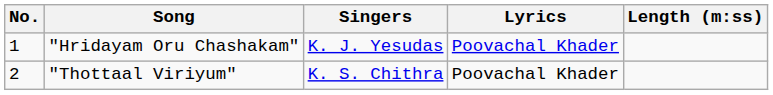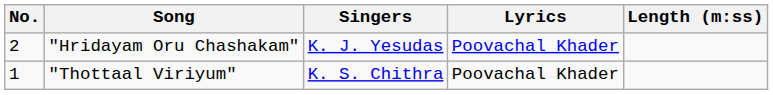(14, 47) 1 -> (14, 47) 2
(14, 75) 2 -> (14, 75) 1
